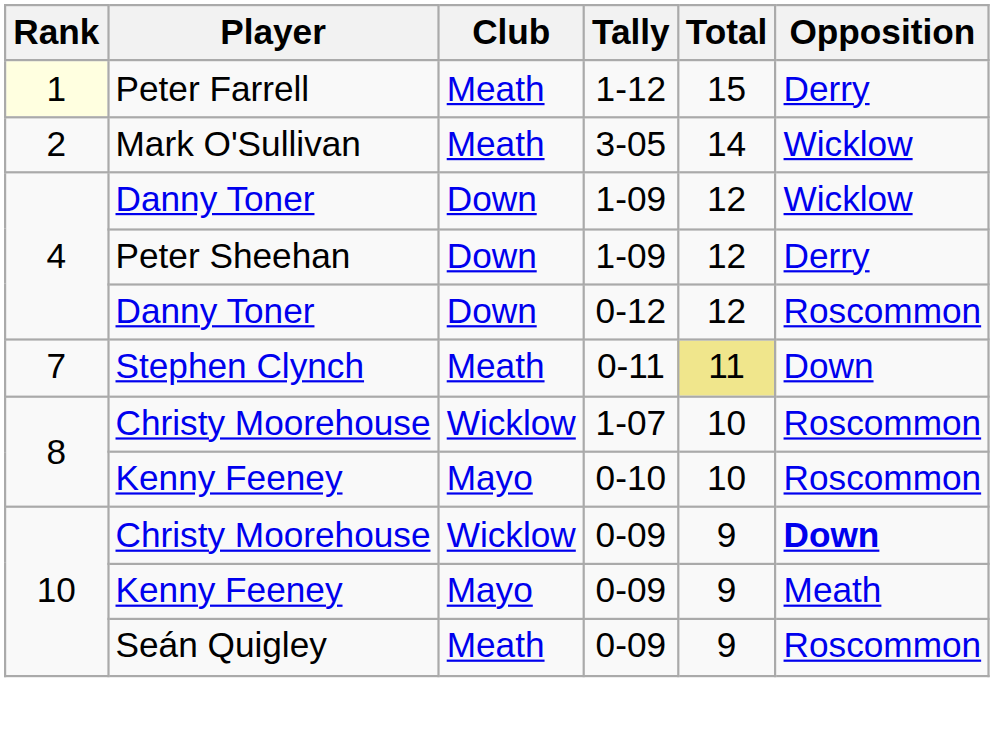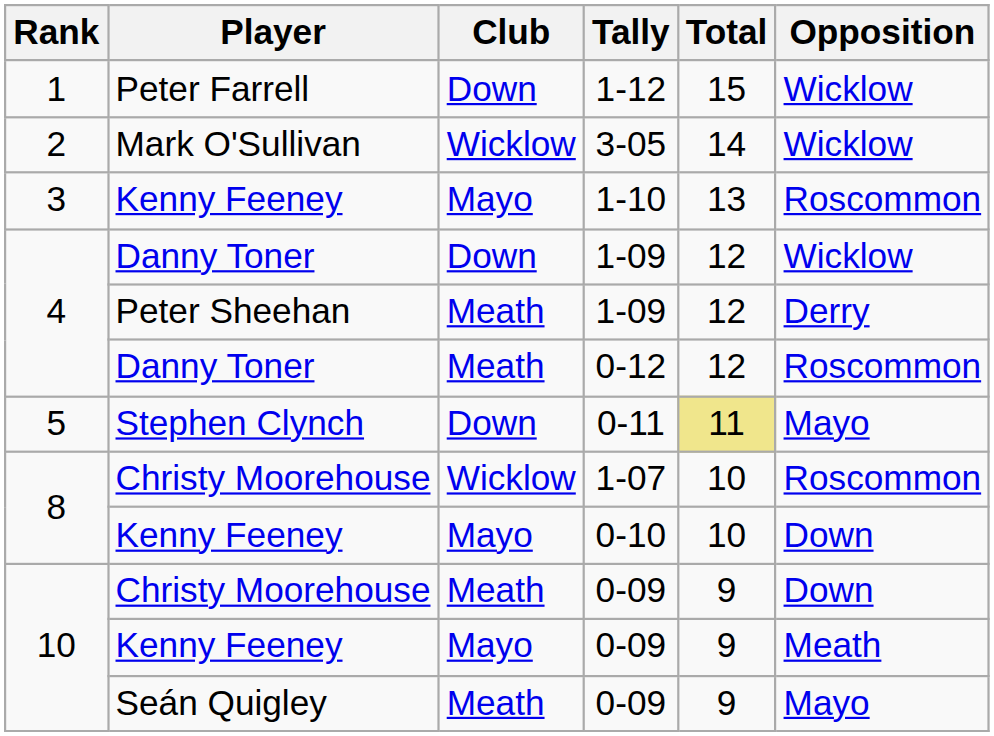(56, 88) lightyellow background -> (56, 88) no background
(496, 88) Meath -> (492, 88) Down
(827, 88) Derry -> (848, 88) Wicklow
(496, 144) Meath -> (511, 144) Wicklow
+ row: (229, 199)
(492, 255) Down -> (496, 311) Meath
(492, 311) Down -> (496, 367) Meath
(56, 367) 7 -> (56, 423) 5
(496, 367) Meath -> (492, 423) Down
(829, 367) Down -> (827, 423) Mayo
(882, 479) Roscommon -> (829, 534) Down
(511, 534) Wicklow -> (496, 590) Meath
(831, 534) bold -> (829, 590) normal
(882, 646) Roscommon -> (827, 702) Mayo
